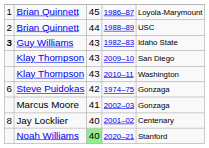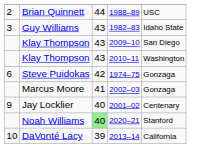- row: (119, 12)
(9, 43) bold -> (9, 27) normal
(9, 120) 8 -> (9, 105) 9
+ row: (124, 136)
